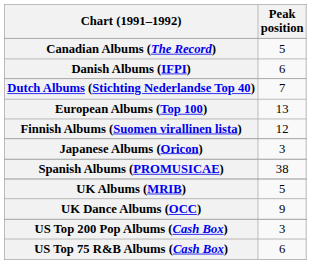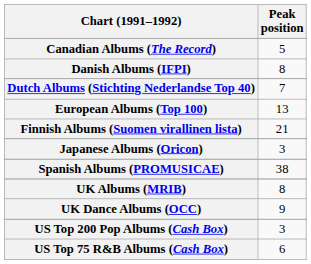(282, 68) 6 -> (282, 68) 8
(282, 128) 12 -> (282, 128) 21
(282, 189) 5 -> (282, 189) 8
